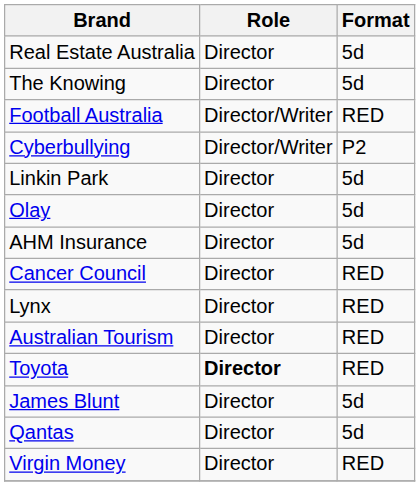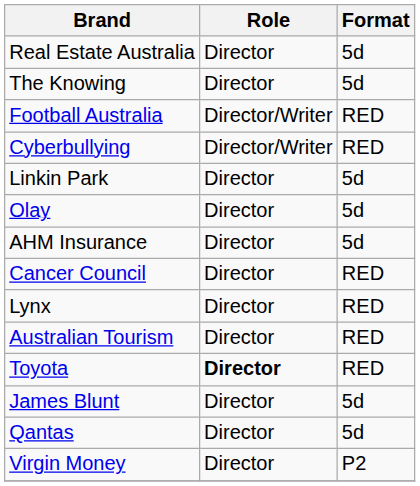(354, 147) P2 -> (363, 147) RED
(363, 464) RED -> (354, 464) P2
